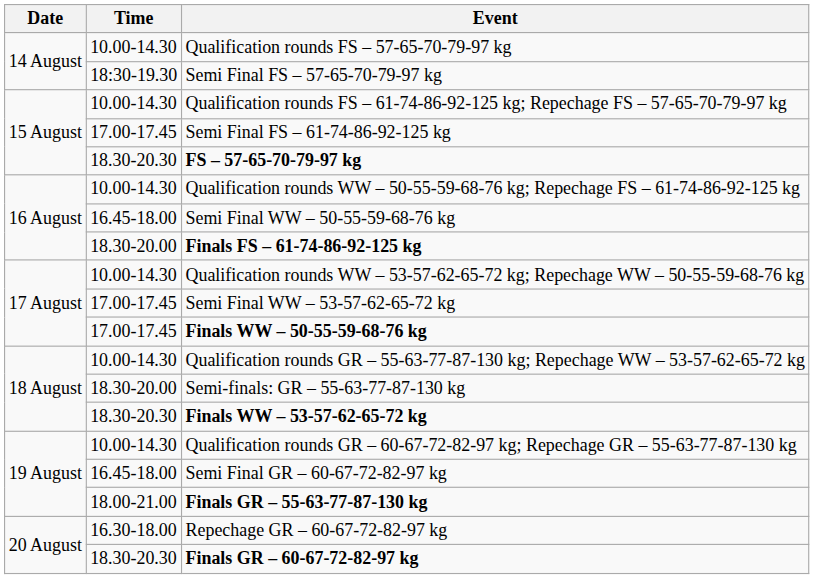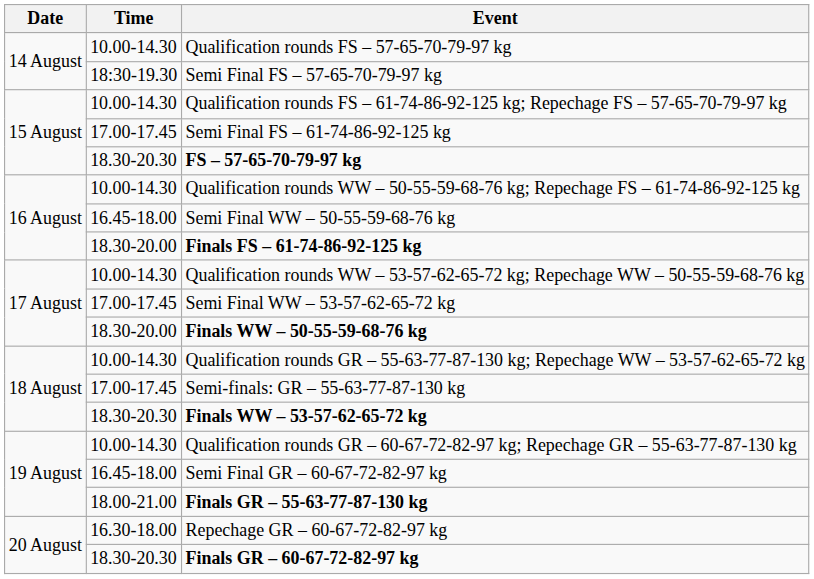(133, 331) 17.00-17.45 -> (133, 331) 18.30-20.00
(133, 388) 18.30-20.00 -> (133, 388) 17.00-17.45
